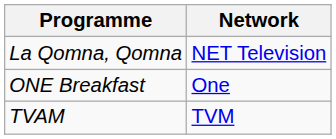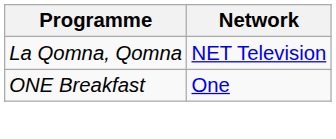- row: (37, 117)
